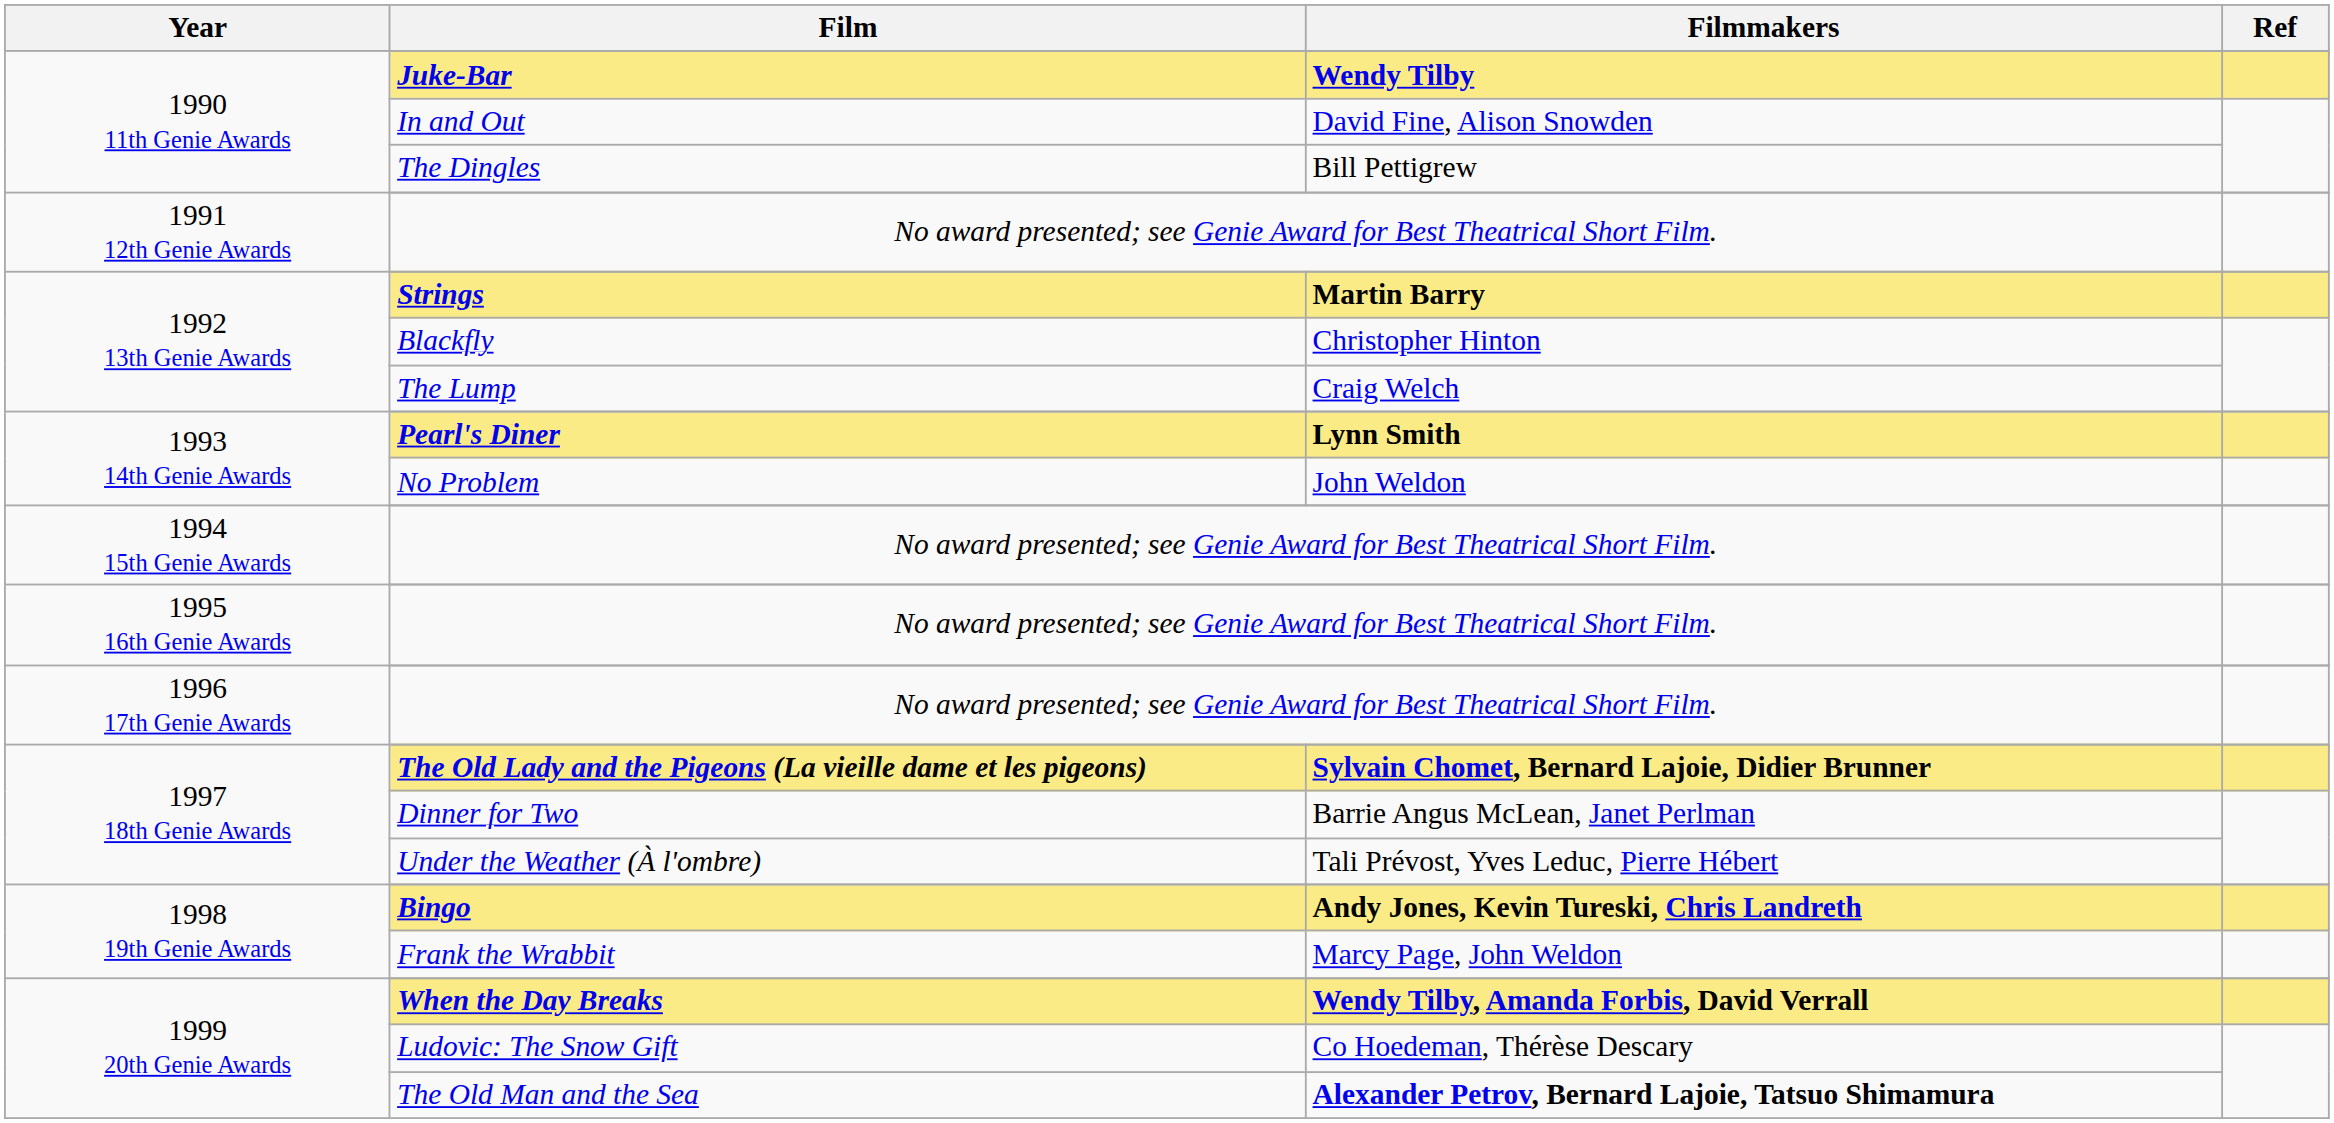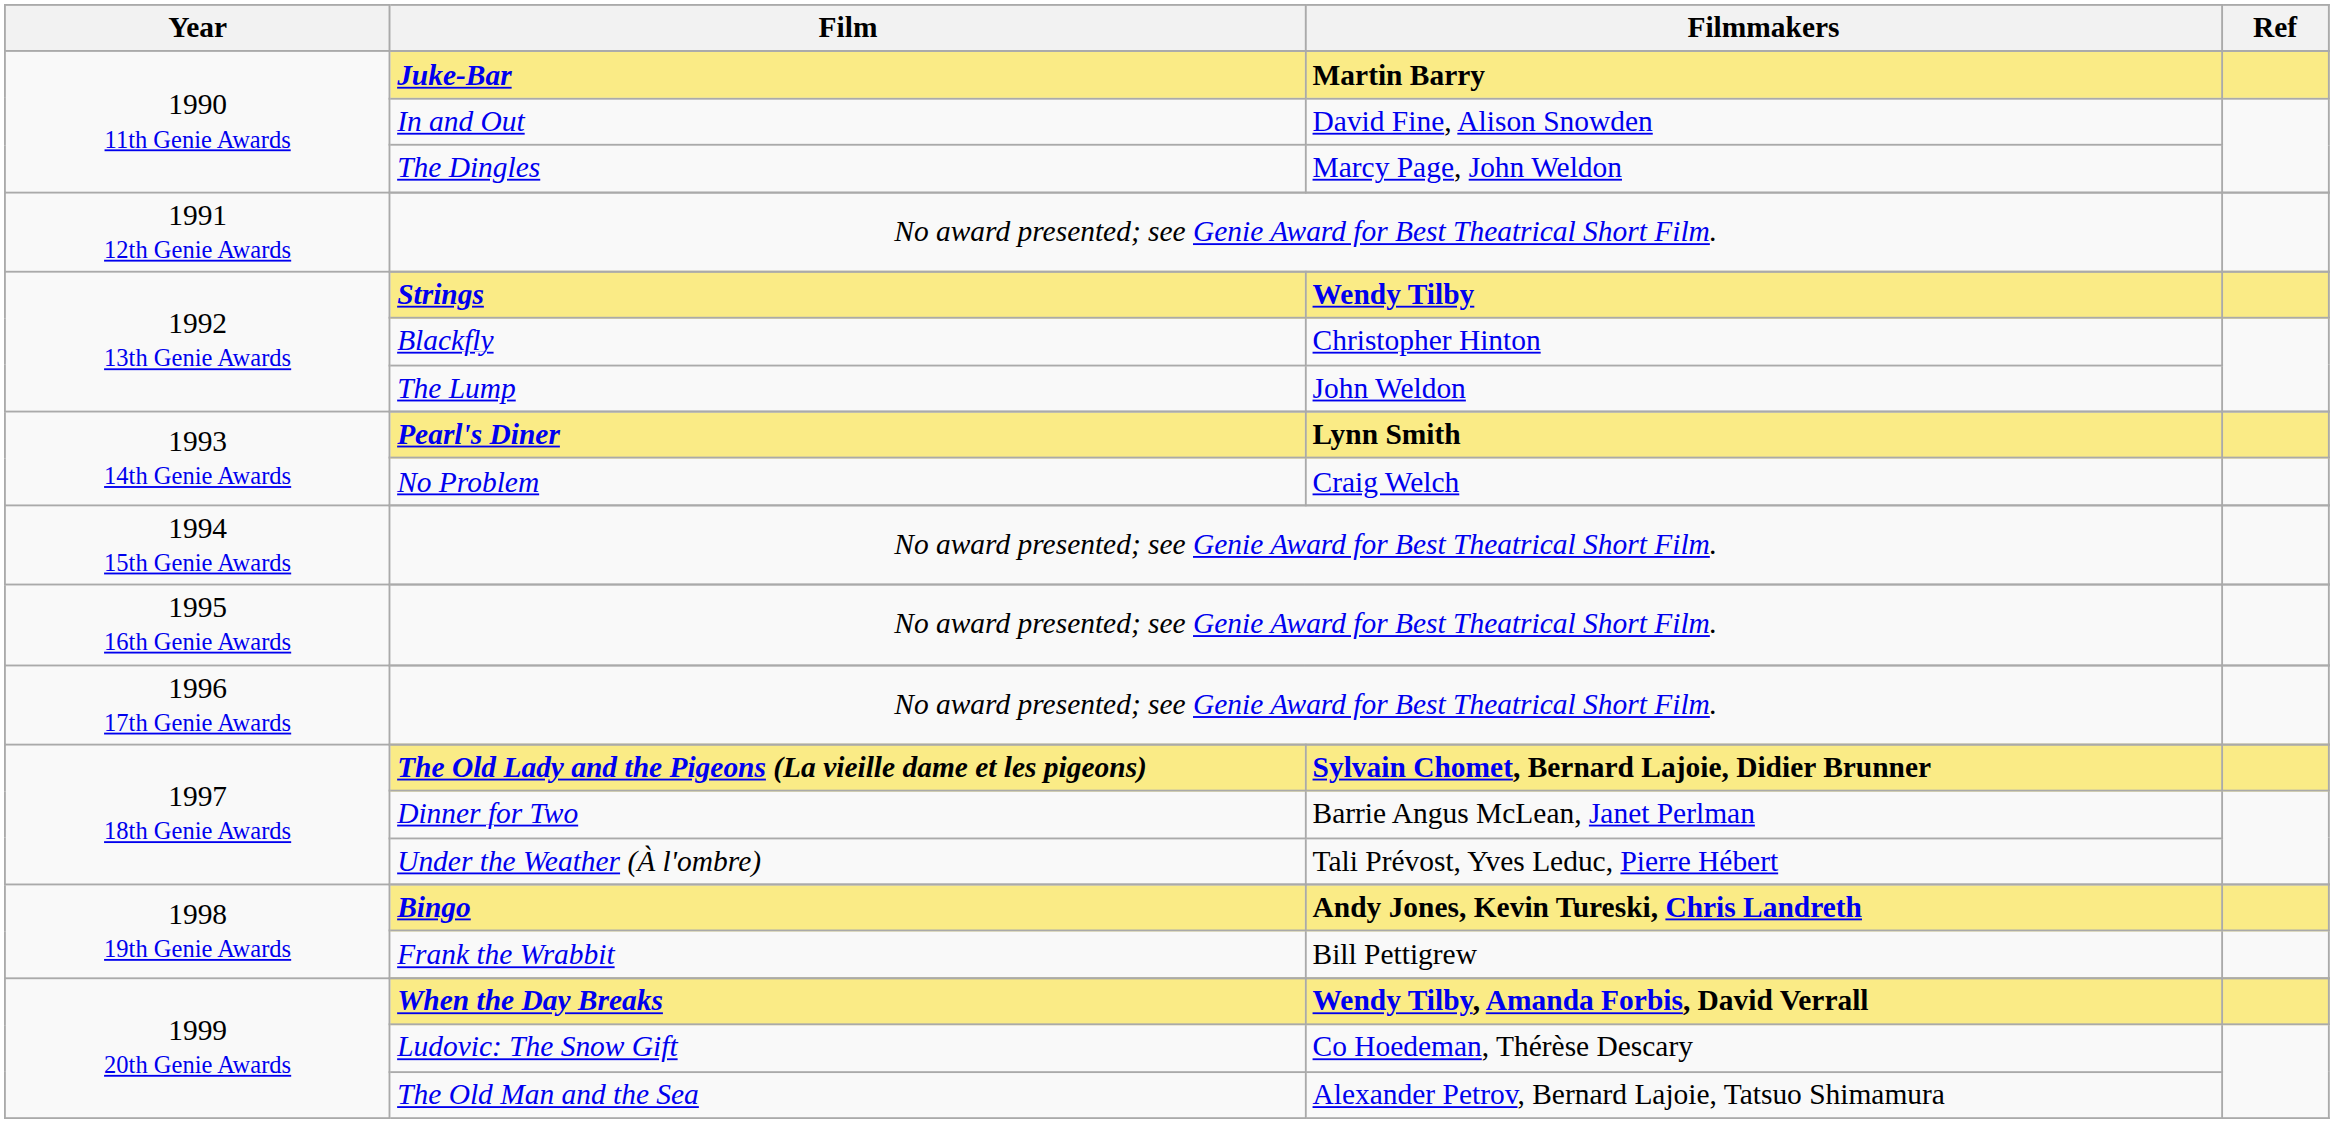(1393, 74) Wendy Tilby -> (1399, 74) Martin Barry
(1395, 167) Bill Pettigrew -> (1467, 167) Marcy Page, John Weldon
(1399, 294) Martin Barry -> (1393, 294) Wendy Tilby
(1386, 387) Craig Welch -> (1389, 387) John Weldon
(1389, 481) John Weldon -> (1386, 481) Craig Welch
(1467, 954) Marcy Page, John Weldon -> (1395, 954) Bill Pettigrew
(1653, 1094) bold -> (1629, 1094) normal
